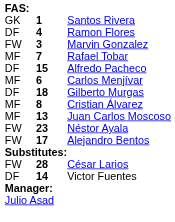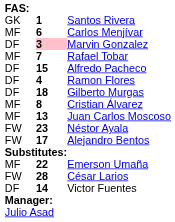rows swapped: (101, 32) <-> (105, 80)
(13, 44) FW -> (12, 44) DF
(39, 44) no background -> (39, 44) pink background
+ row: (108, 164)
